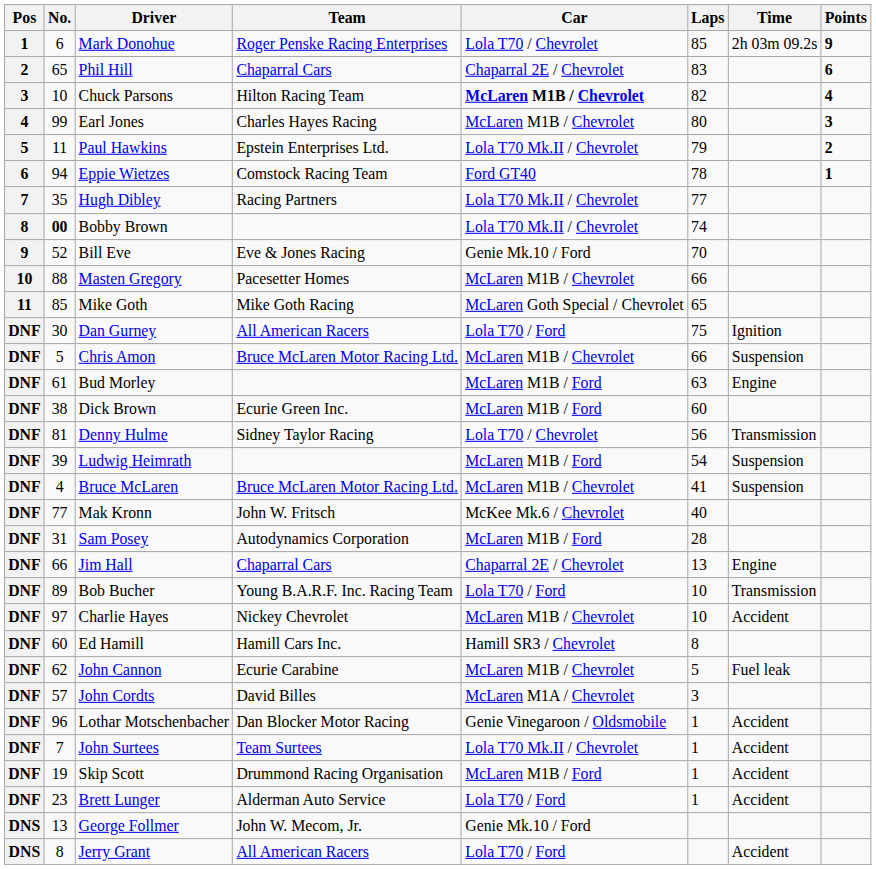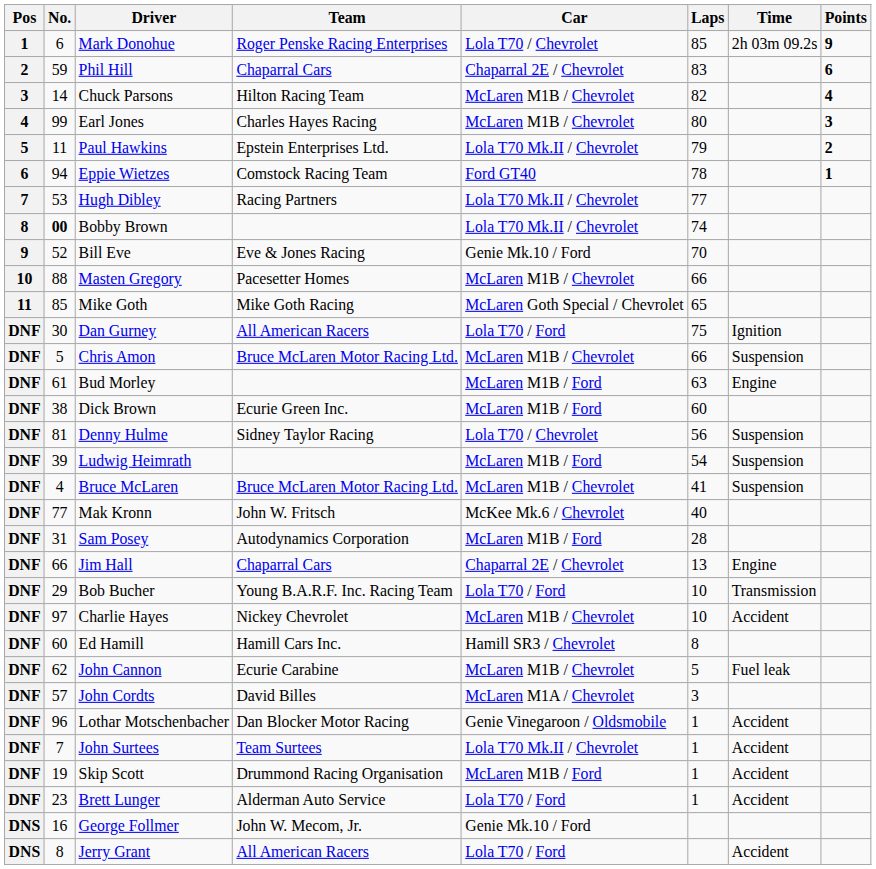(60, 69) 65 -> (60, 69) 59
(60, 95) 10 -> (60, 95) 14
(555, 95) bold -> (550, 95) normal
(60, 200) 35 -> (60, 200) 53
(774, 434) Transmission -> (768, 434) Suspension
(60, 591) 89 -> (60, 591) 29
(60, 825) 13 -> (60, 825) 16
